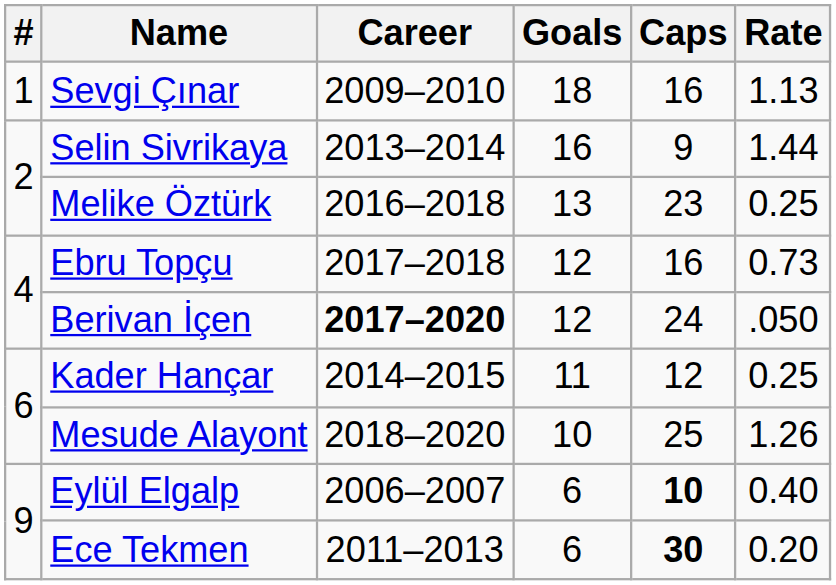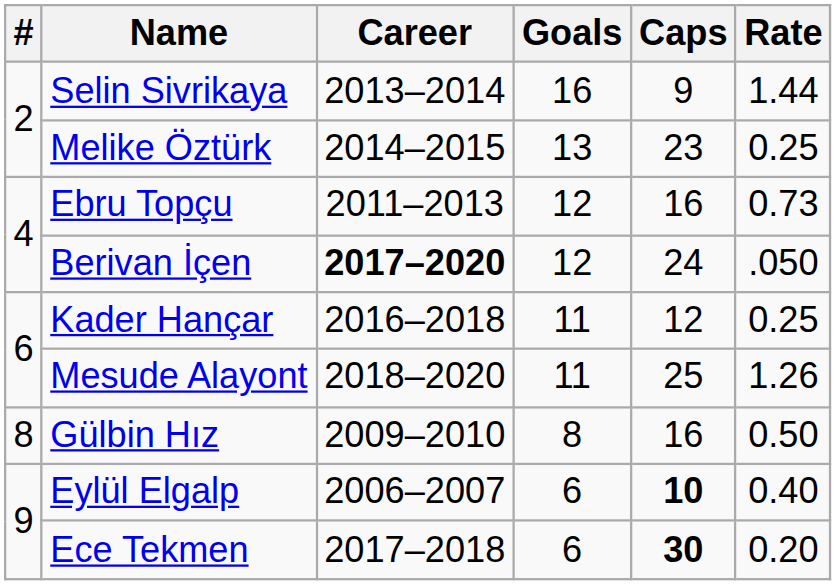- row: (145, 90)
(415, 205) 2016–2018 -> (415, 147) 2014–2015
(415, 262) 2017–2018 -> (415, 205) 2011–2013
(415, 377) 2014–2015 -> (415, 319) 2016–2018
(572, 434) 10 -> (572, 377) 11
+ row: (135, 434)
(415, 549) 2011–2013 -> (415, 549) 2017–2018
